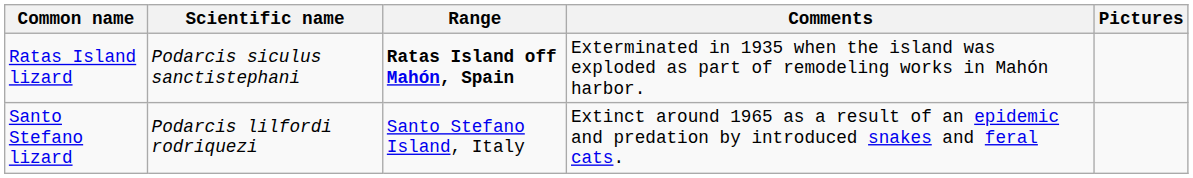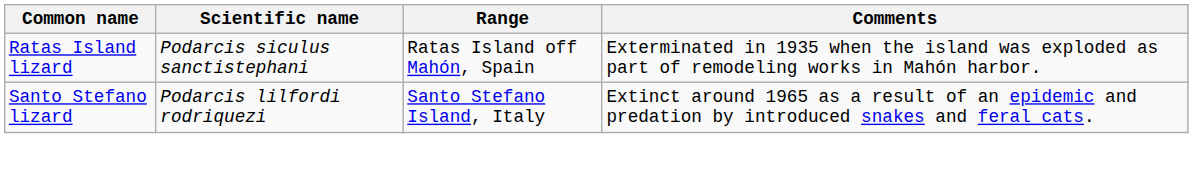- column: (1141, 19)
(472, 68) bold -> (492, 58) normal
